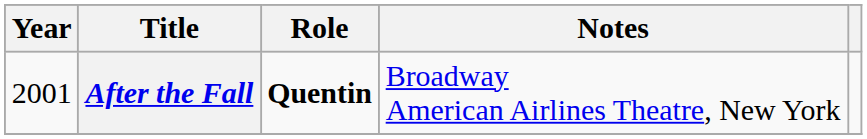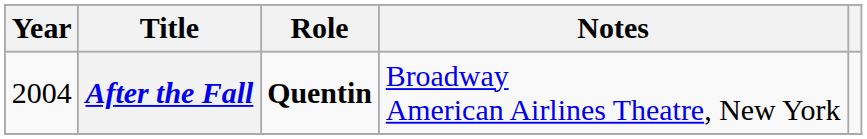(42, 92) 2001 -> (42, 92) 2004
